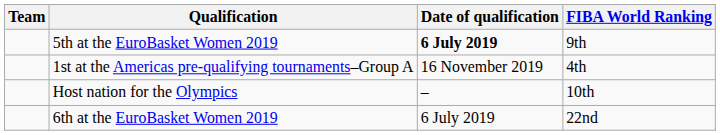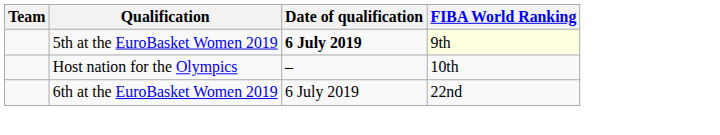(576, 42) no background -> (441, 42) lightyellow background
- row: (233, 67)
